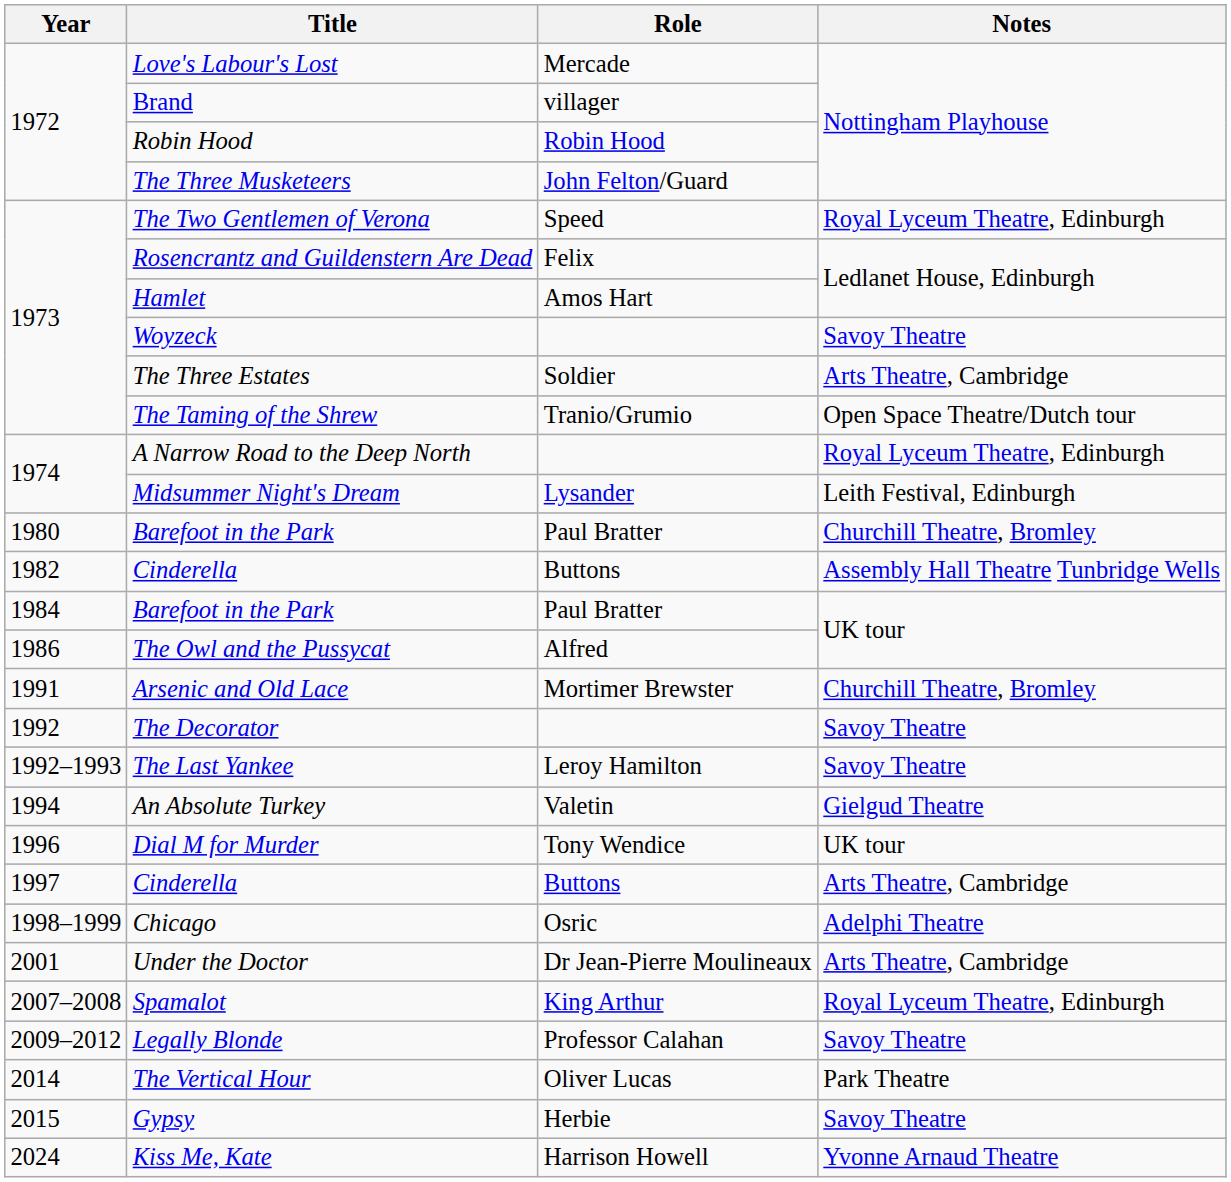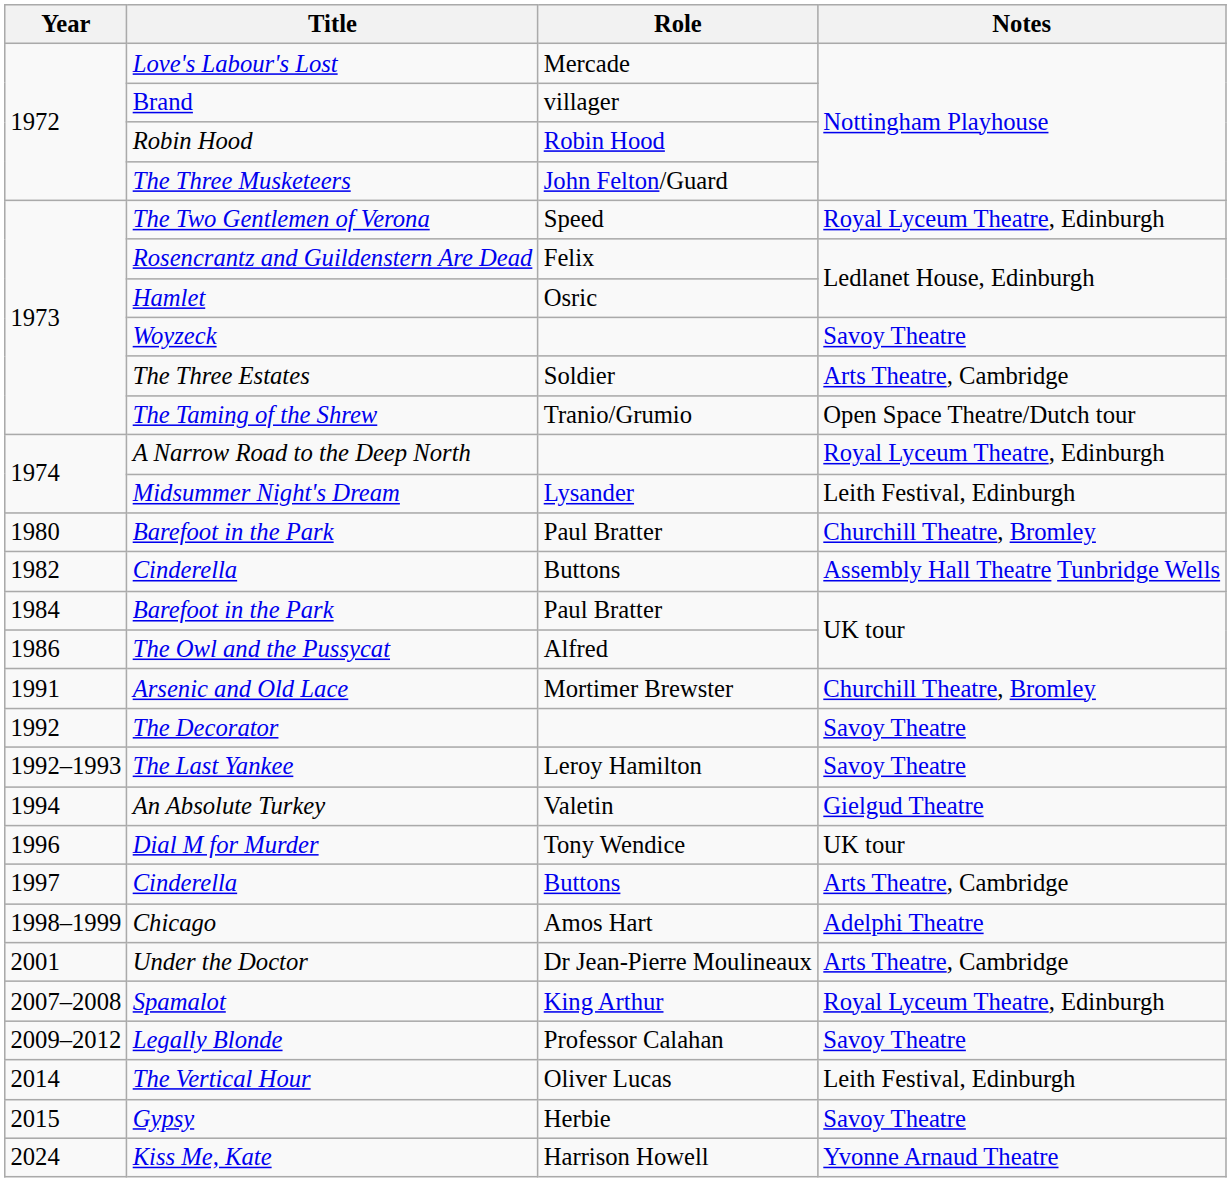(598, 297) Amos Hart -> (570, 297) Osric
(570, 922) Osric -> (598, 922) Amos Hart
(886, 1079) Park Theatre -> (949, 1079) Leith Festival, Edinburgh
